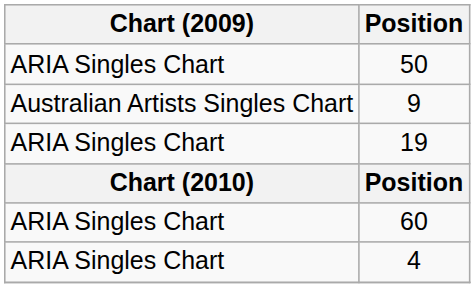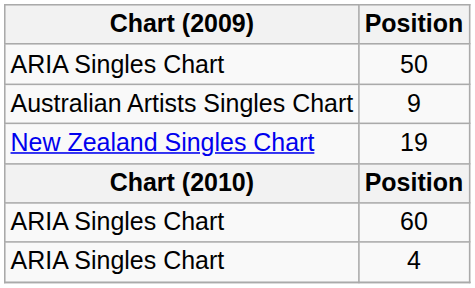(117, 143) ARIA Singles Chart -> (162, 143) New Zealand Singles Chart
